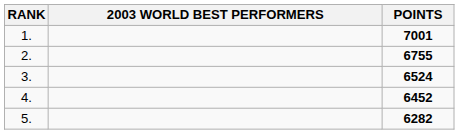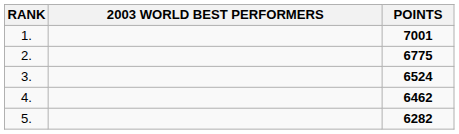(418, 57) 6755 -> (418, 57) 6775
(418, 98) 6452 -> (418, 98) 6462
